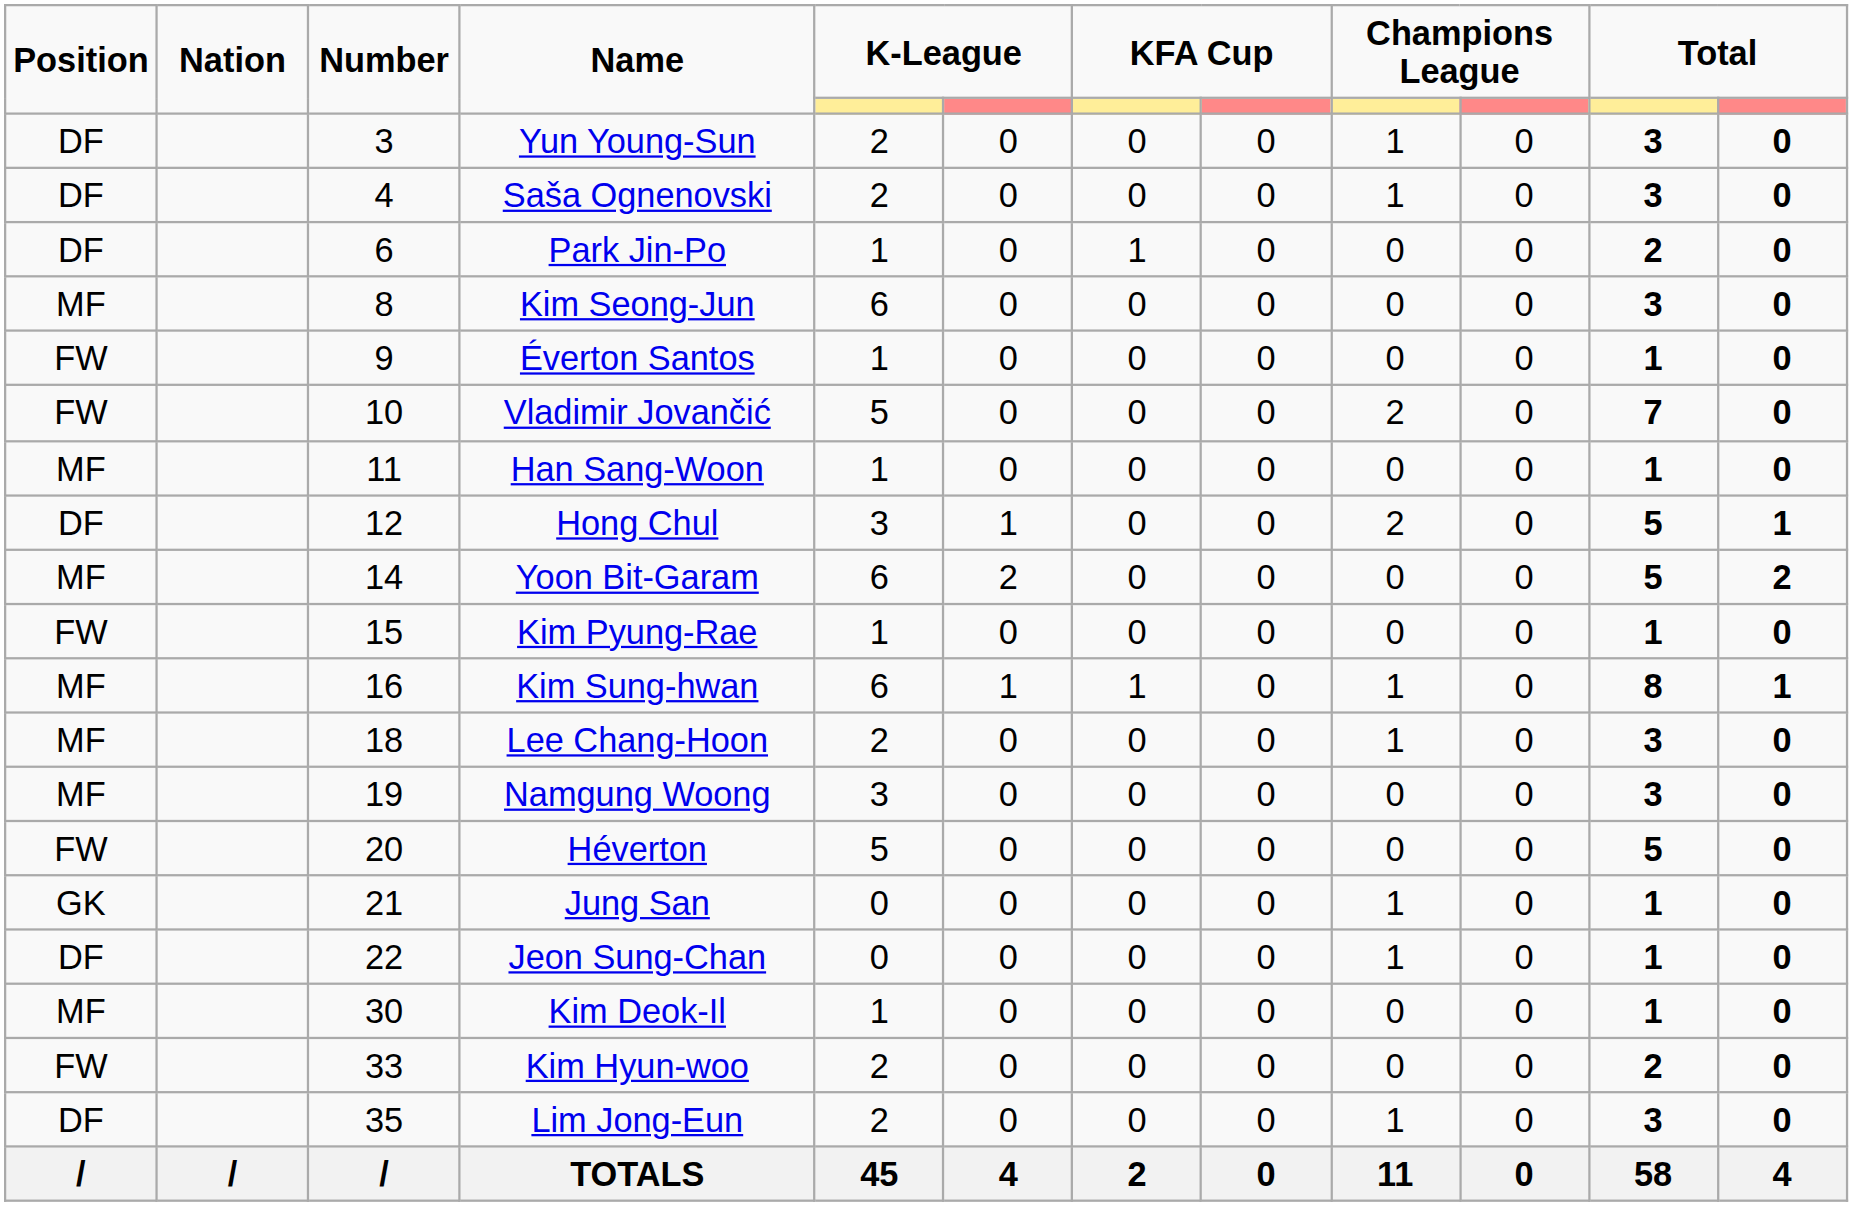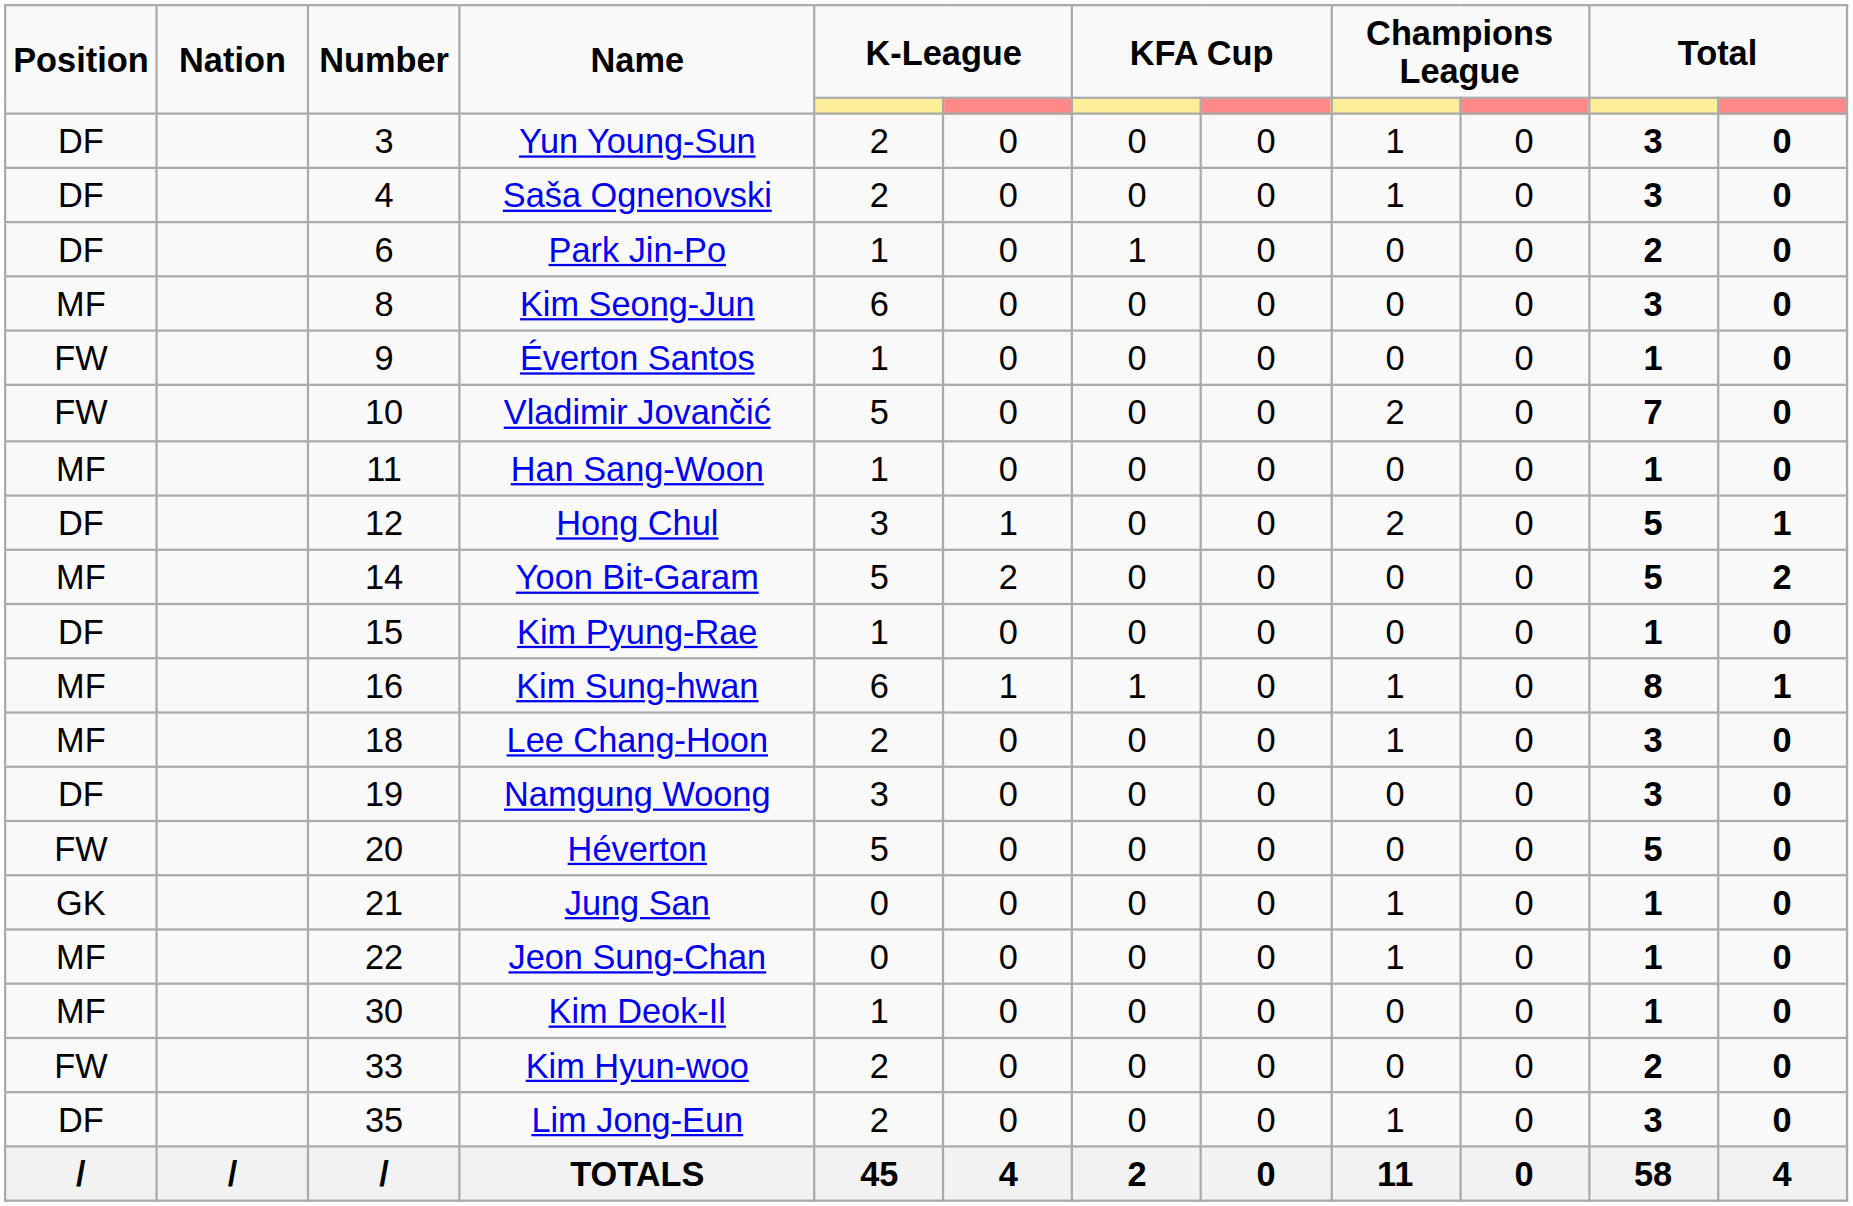(879, 576) 6 -> (879, 576) 5
(81, 631) FW -> (81, 631) DF
(81, 794) MF -> (81, 794) DF
(81, 957) DF -> (81, 957) MF
